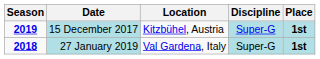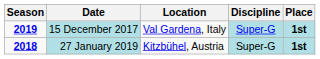(183, 29) Kitzbühel, Austria -> (185, 29) Val Gardena, Italy
(185, 46) Val Gardena, Italy -> (183, 46) Kitzbühel, Austria
